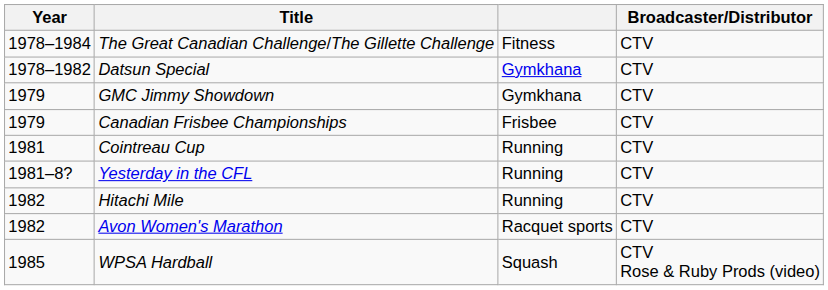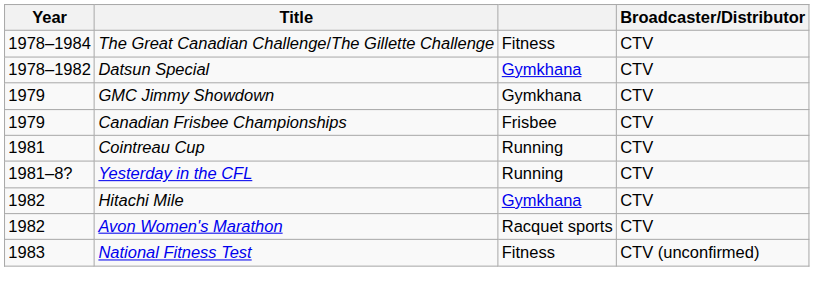(532, 200) Running -> (542, 200) Gymkhana
+ row: (175, 252)
- row: (155, 262)
